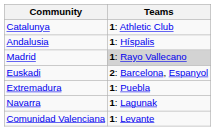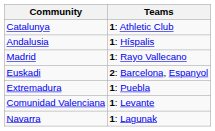(148, 57) lightgrey background -> (148, 57) no background
rows swapped: (24, 103) <-> (56, 118)
